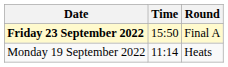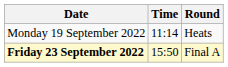rows swapped: (76, 52) <-> (75, 33)
